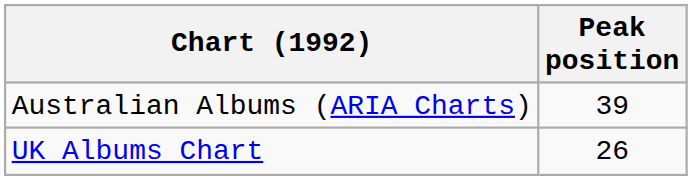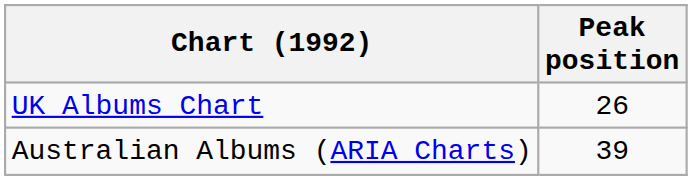rows swapped: (272, 106) <-> (138, 151)
